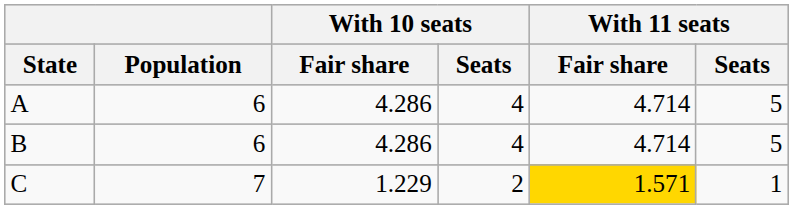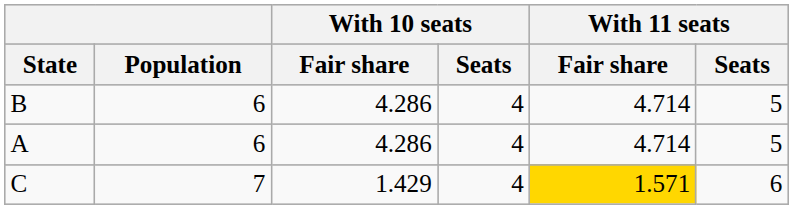rows swapped: (20, 104) <-> (19, 143)
(403, 183) 1.229 -> (403, 183) 1.429
(518, 183) 2 -> (518, 183) 4
(776, 183) 1 -> (776, 183) 6
